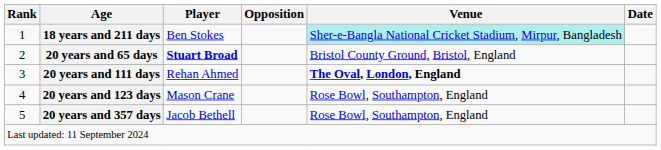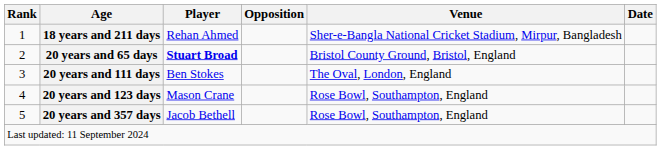(195, 34) Ben Stokes -> (202, 34) Rehan Ahmed
(466, 34) paleturquoise background -> (466, 34) no background
(202, 74) Rehan Ahmed -> (195, 74) Ben Stokes
(385, 74) bold -> (381, 74) normal
